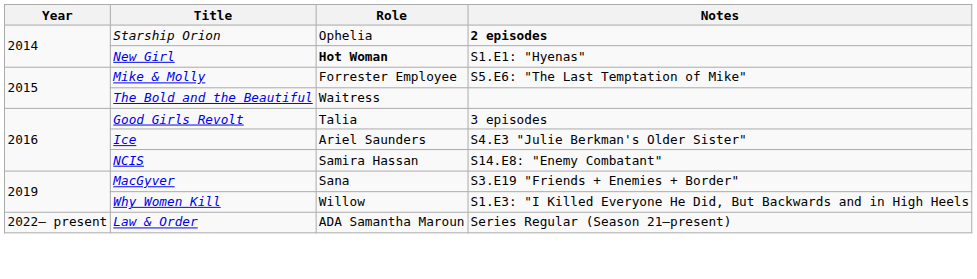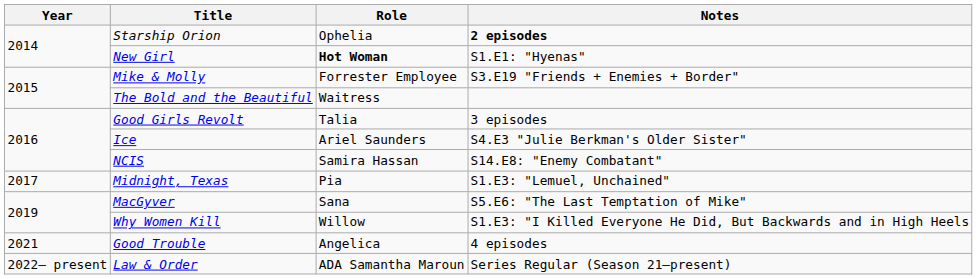(609, 77) S5.E6: "The Last Temptation of Mike" -> (605, 77) S3.E19 "Friends + Enemies + Border"
+ row: (171, 181)
(605, 181) S3.E19 "Friends + Enemies + Border" -> (609, 202) S5.E6: "The Last Temptation of Mike"
+ row: (159, 243)
